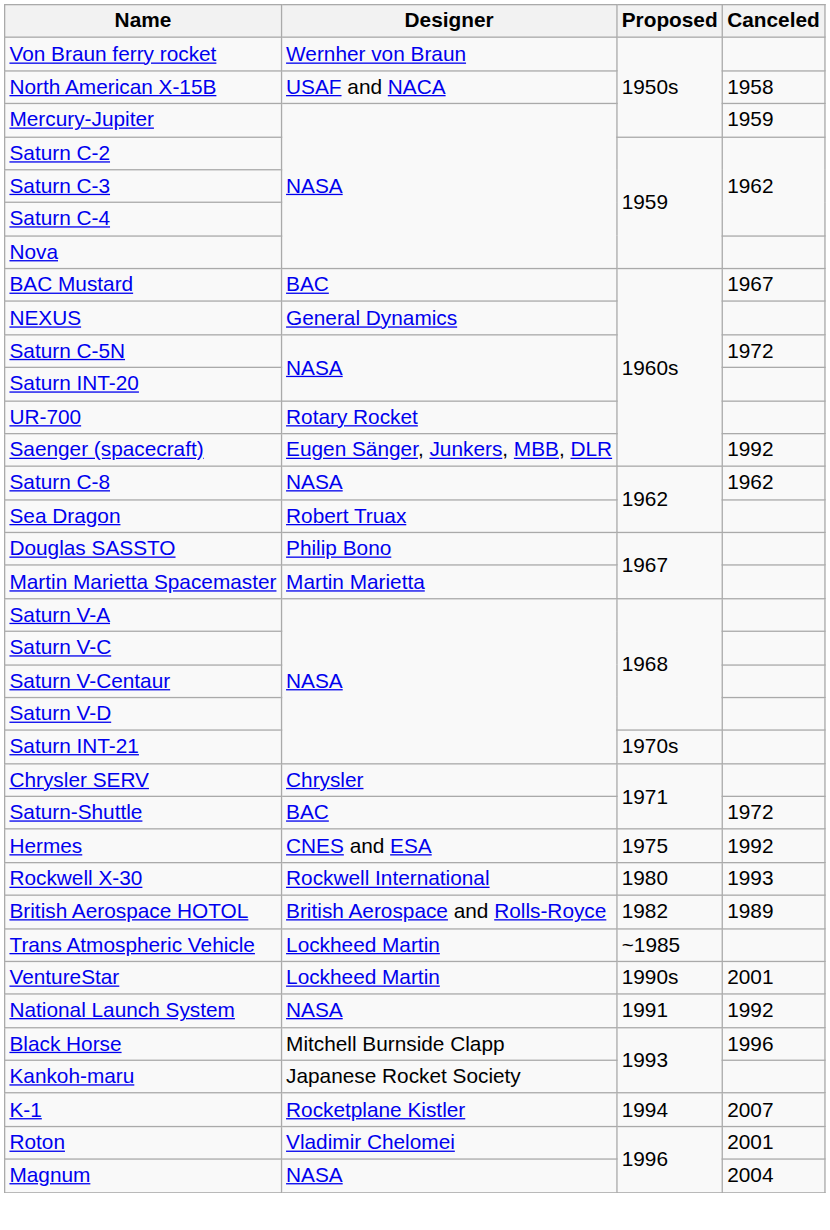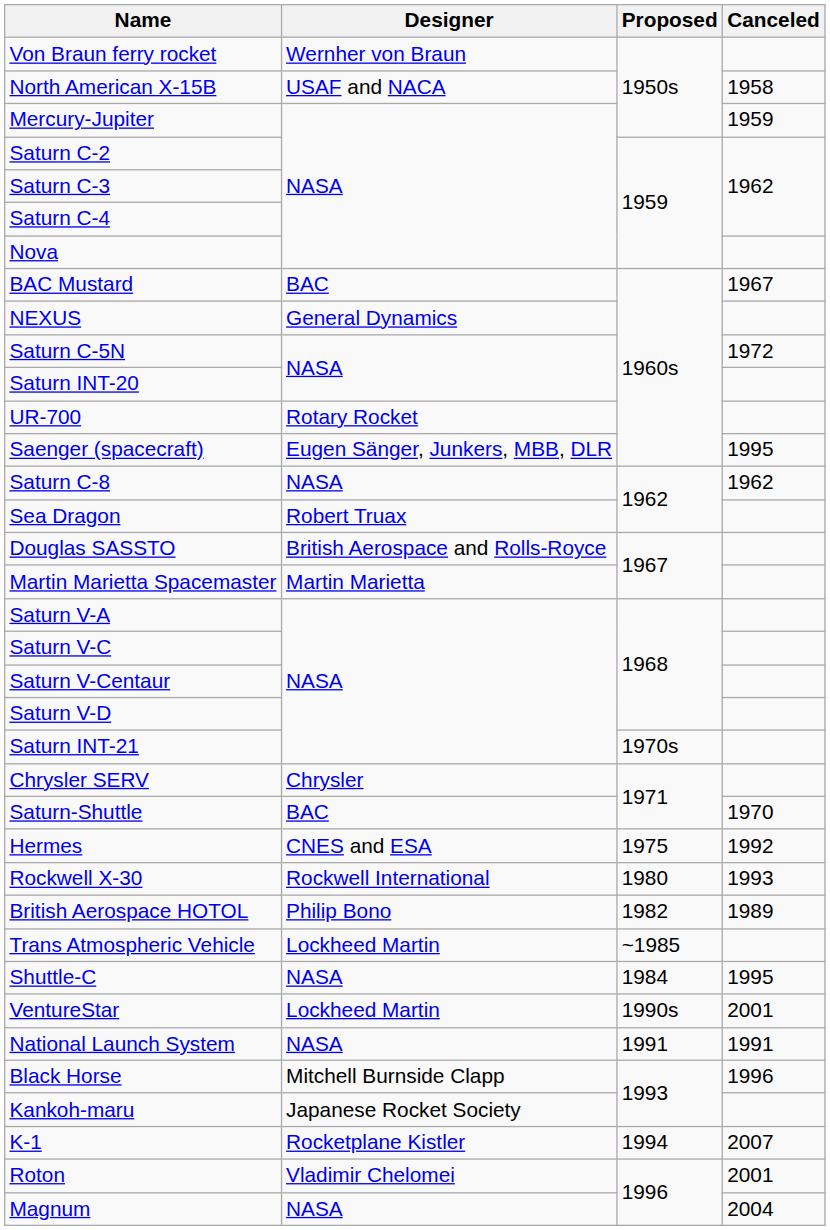(750, 449) 1992 -> (750, 449) 1995
(339, 548) Philip Bono -> (446, 548) British Aerospace and Rolls-Royce
(750, 812) 1972 -> (750, 812) 1970
(446, 911) British Aerospace and Rolls-Royce -> (339, 911) Philip Bono
+ row: (53, 977)
(750, 1010) 1992 -> (750, 1043) 1991
